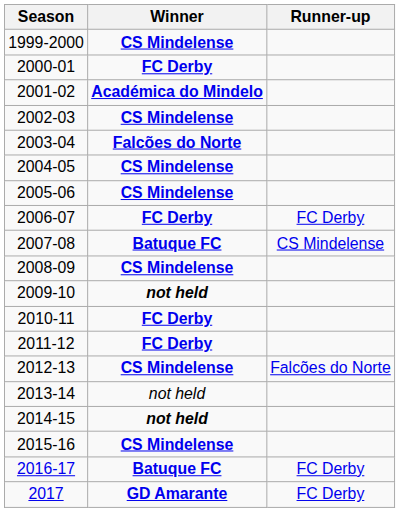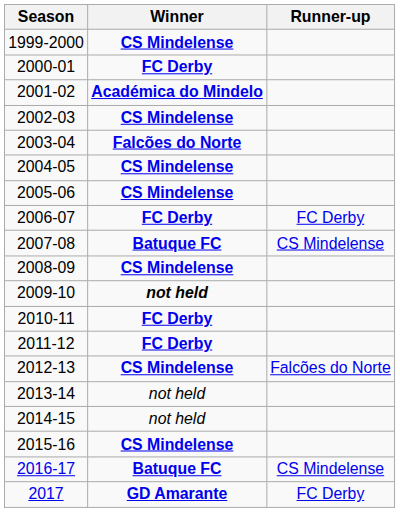(177, 419) bold -> (177, 419) normal
(330, 469) FC Derby -> (330, 469) CS Mindelense
